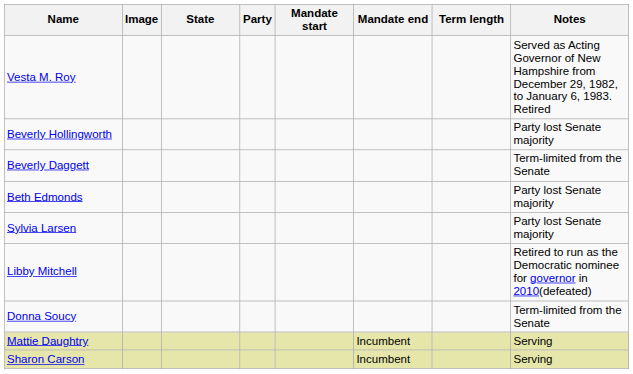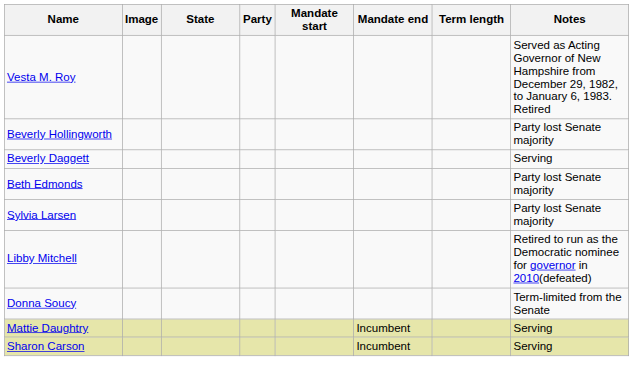(568, 165) Term-limited from the Senate -> (533, 159) Serving
